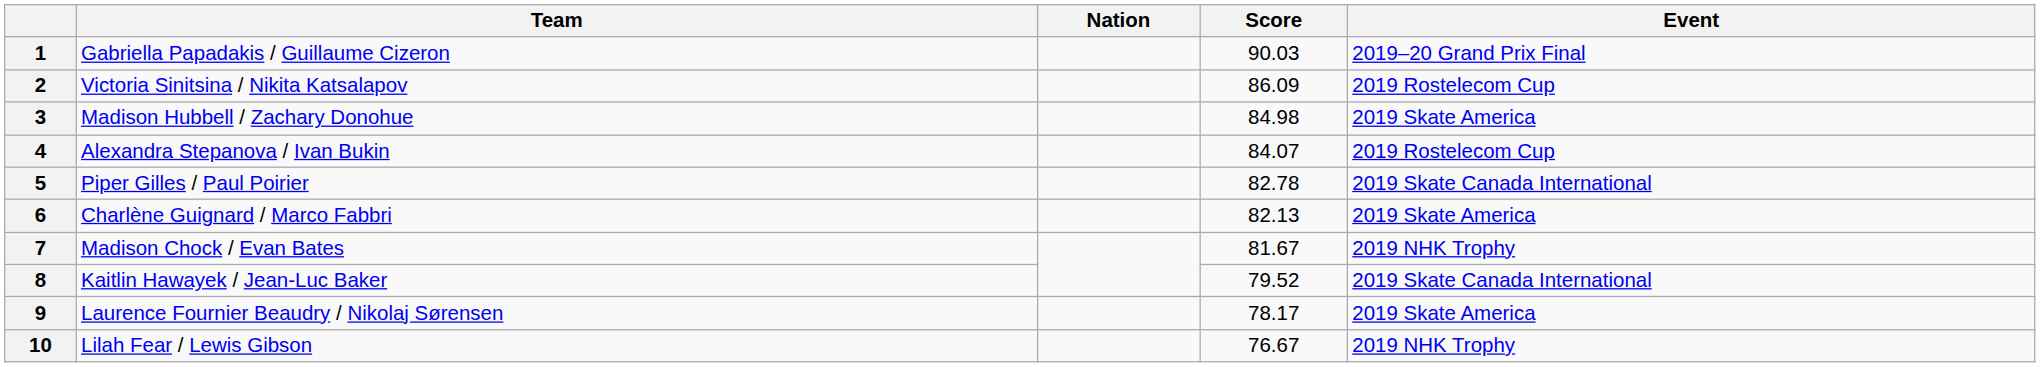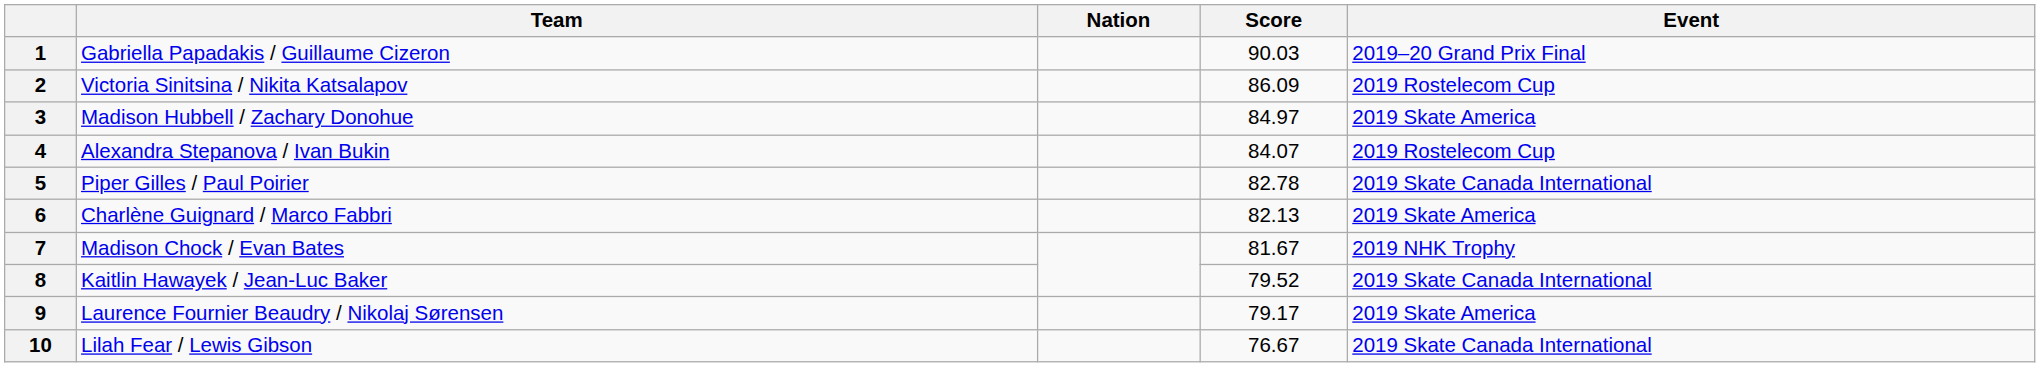(1274, 118) 84.98 -> (1274, 118) 84.97
(1274, 313) 78.17 -> (1274, 313) 79.17
(1434, 345) 2019 NHK Trophy -> (1502, 345) 2019 Skate Canada International
